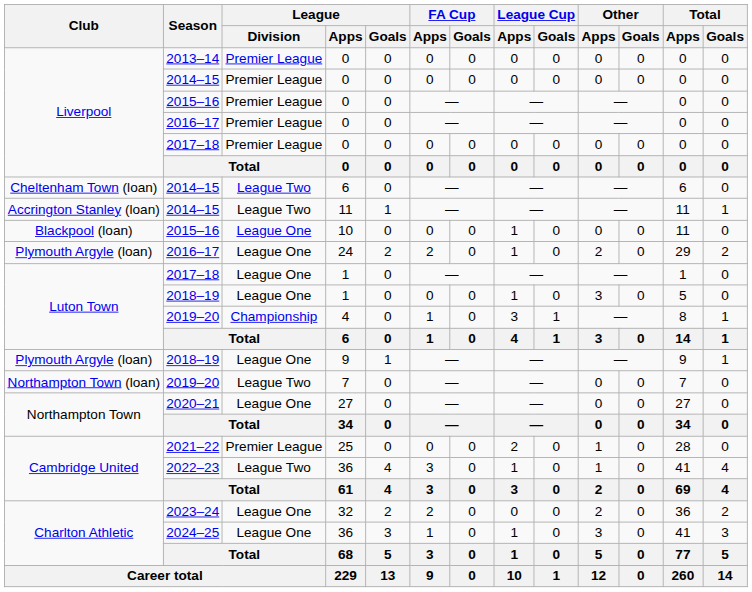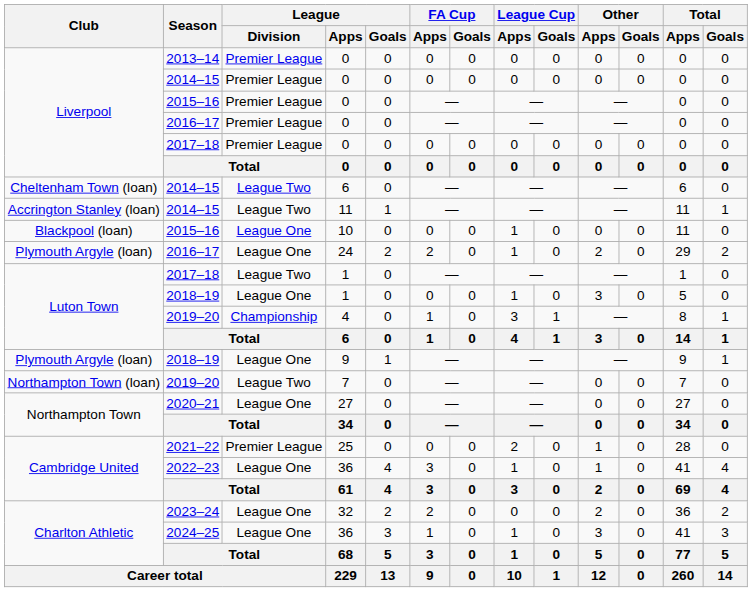(274, 274) League One -> (274, 274) League Two
(274, 468) League Two -> (274, 468) League One
